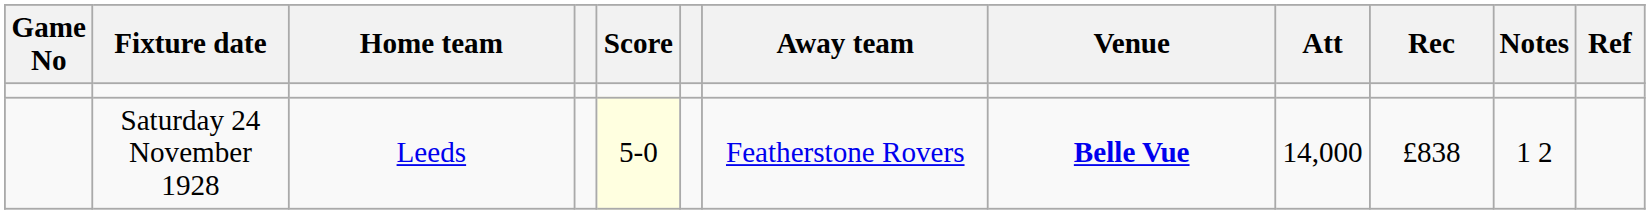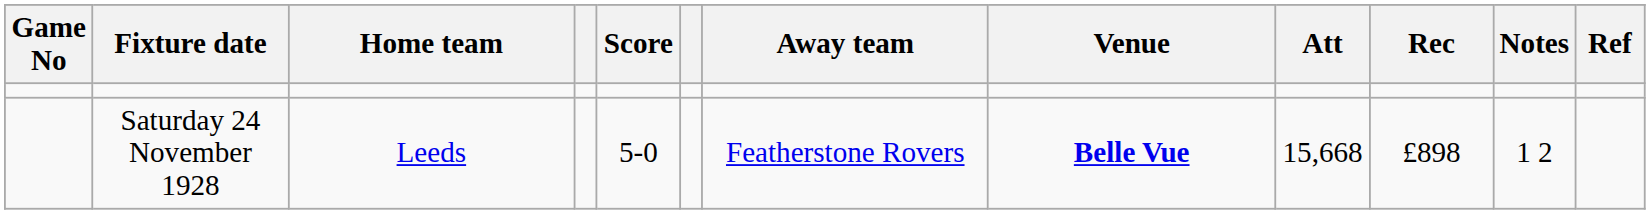(638, 152) lightyellow background -> (638, 152) no background
(1323, 152) 14,000 -> (1323, 152) 15,668
(1432, 152) £838 -> (1432, 152) £898
